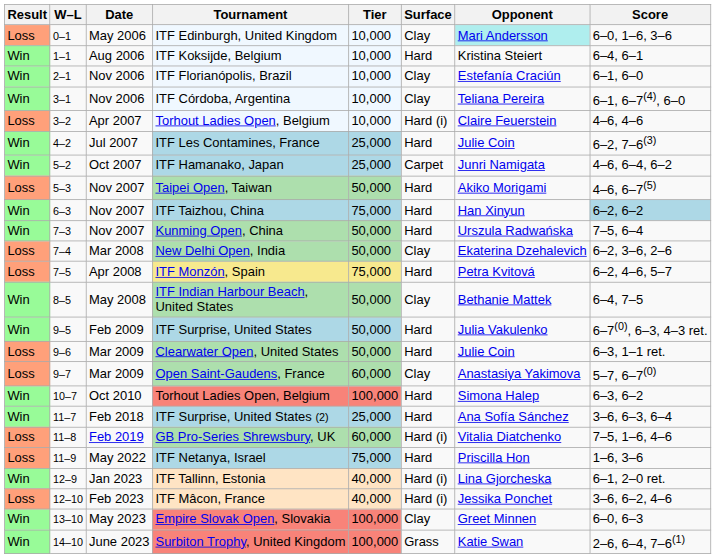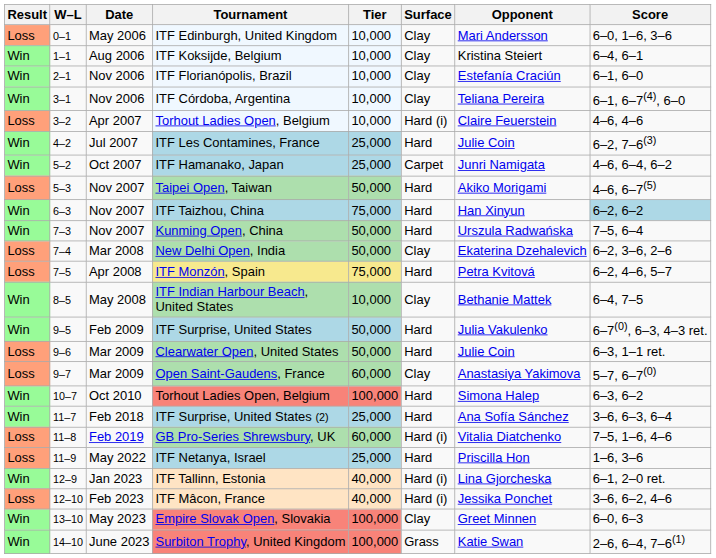(503, 35) paleturquoise background -> (503, 35) no background
(418, 55) Hard -> (417, 55) Clay
(371, 299) 50,000 -> (371, 299) 10,000
(371, 457) 75,000 -> (371, 457) 25,000
